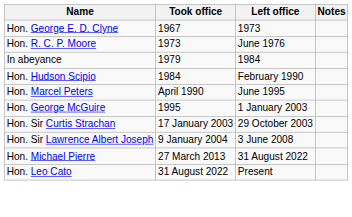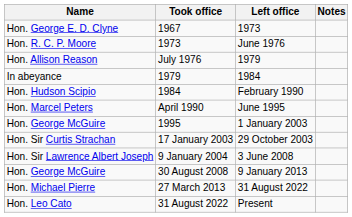+ row: (180, 60)
+ row: (193, 172)
